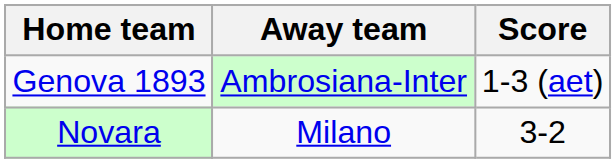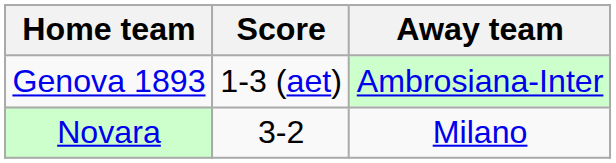columns swapped: (543, 30) <-> (344, 30)
